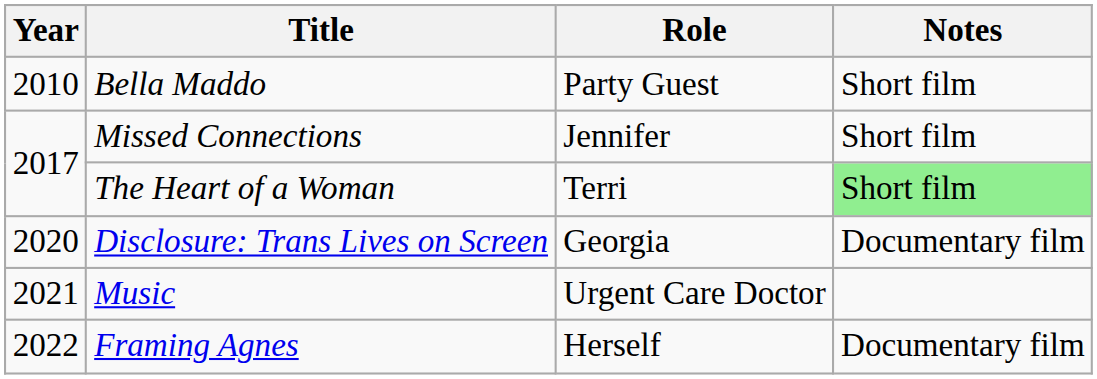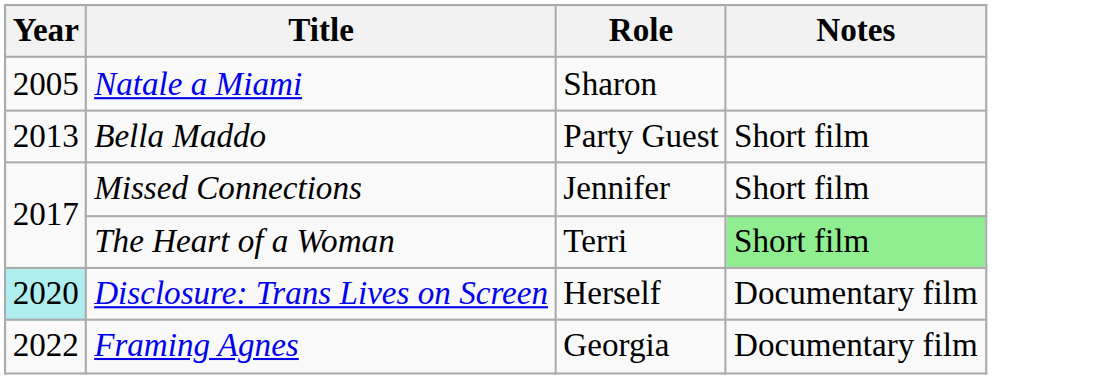+ row: (198, 83)
(46, 83) 2010 -> (46, 135) 2013
(46, 240) no background -> (46, 293) paleturquoise background
(616, 240) Georgia -> (612, 293) Herself
- row: (135, 293)
(612, 345) Herself -> (616, 345) Georgia
